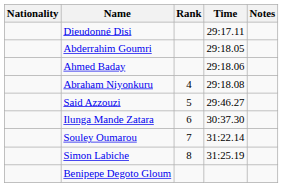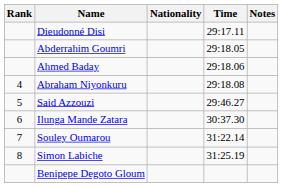columns swapped: (189, 13) <-> (33, 13)
